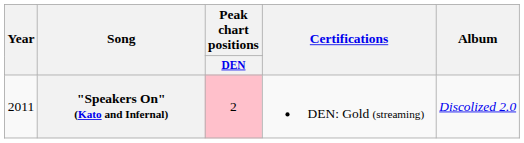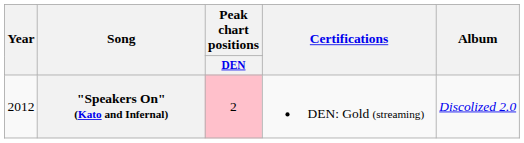(21, 106) 2011 -> (21, 106) 2012
